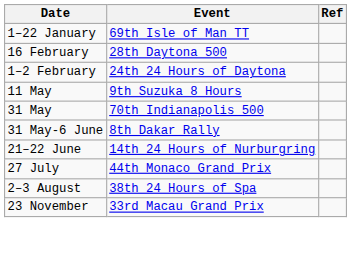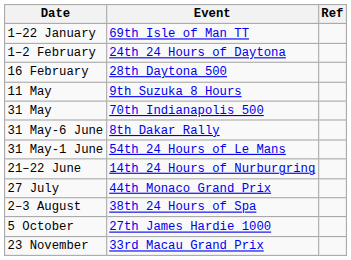rows swapped: (52, 72) <-> (48, 53)
+ row: (55, 150)
+ row: (41, 227)
